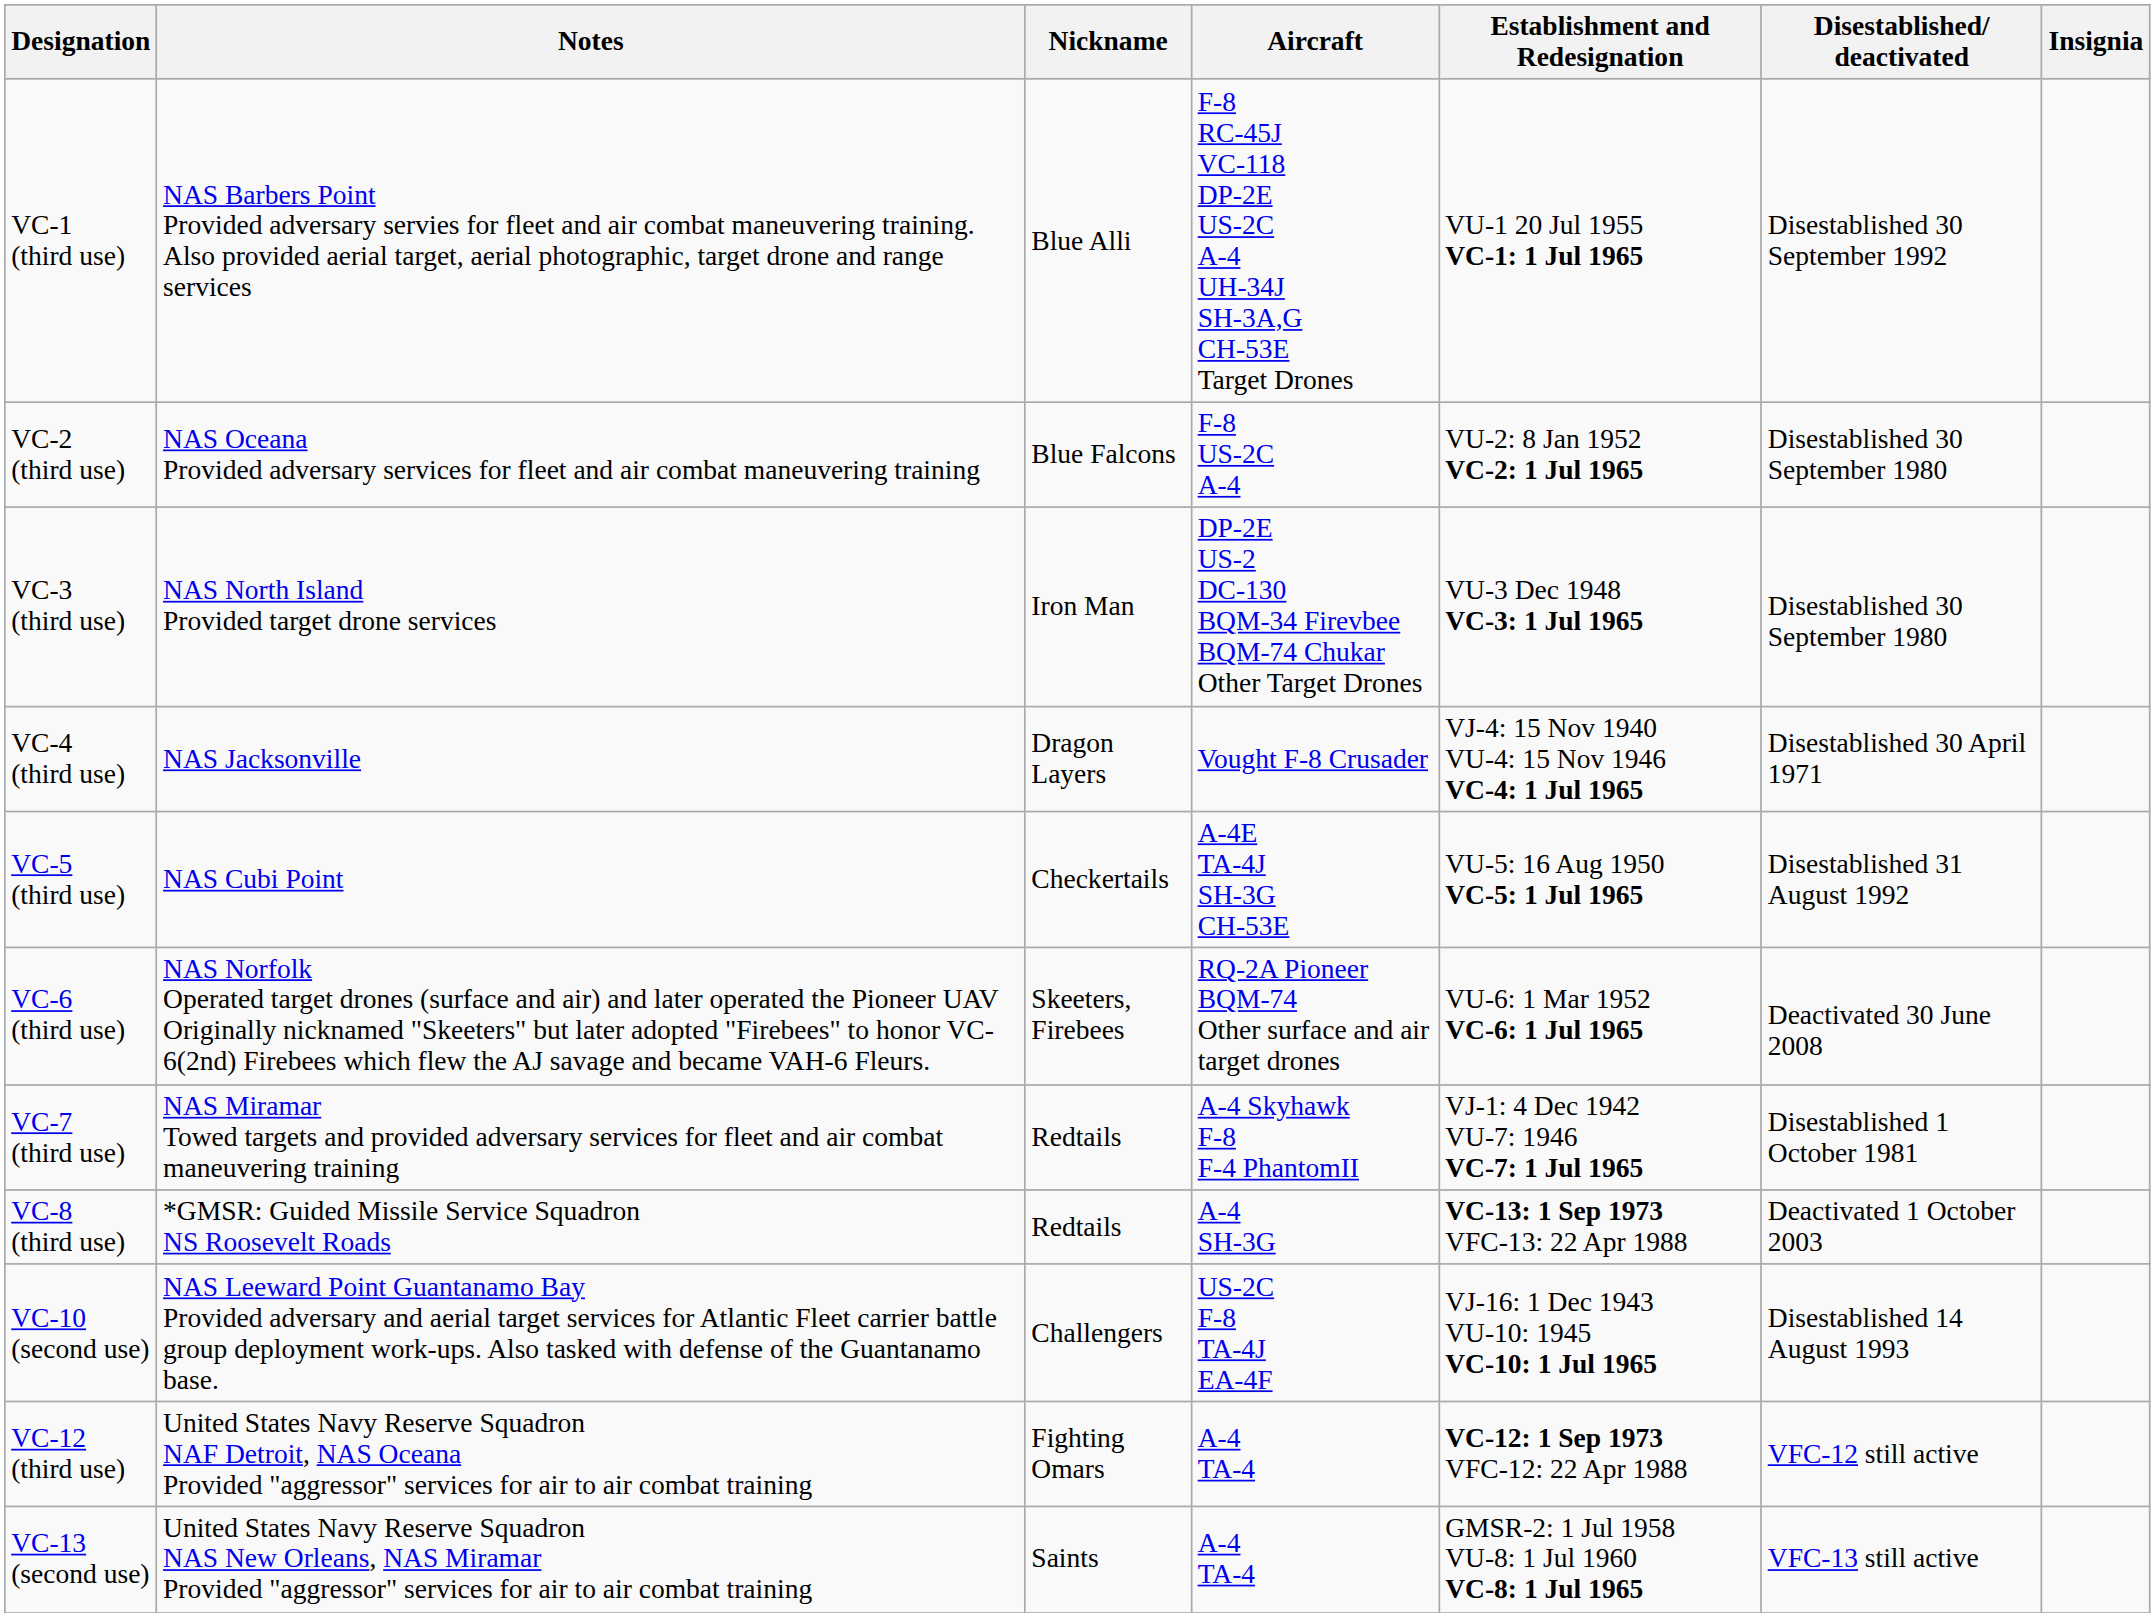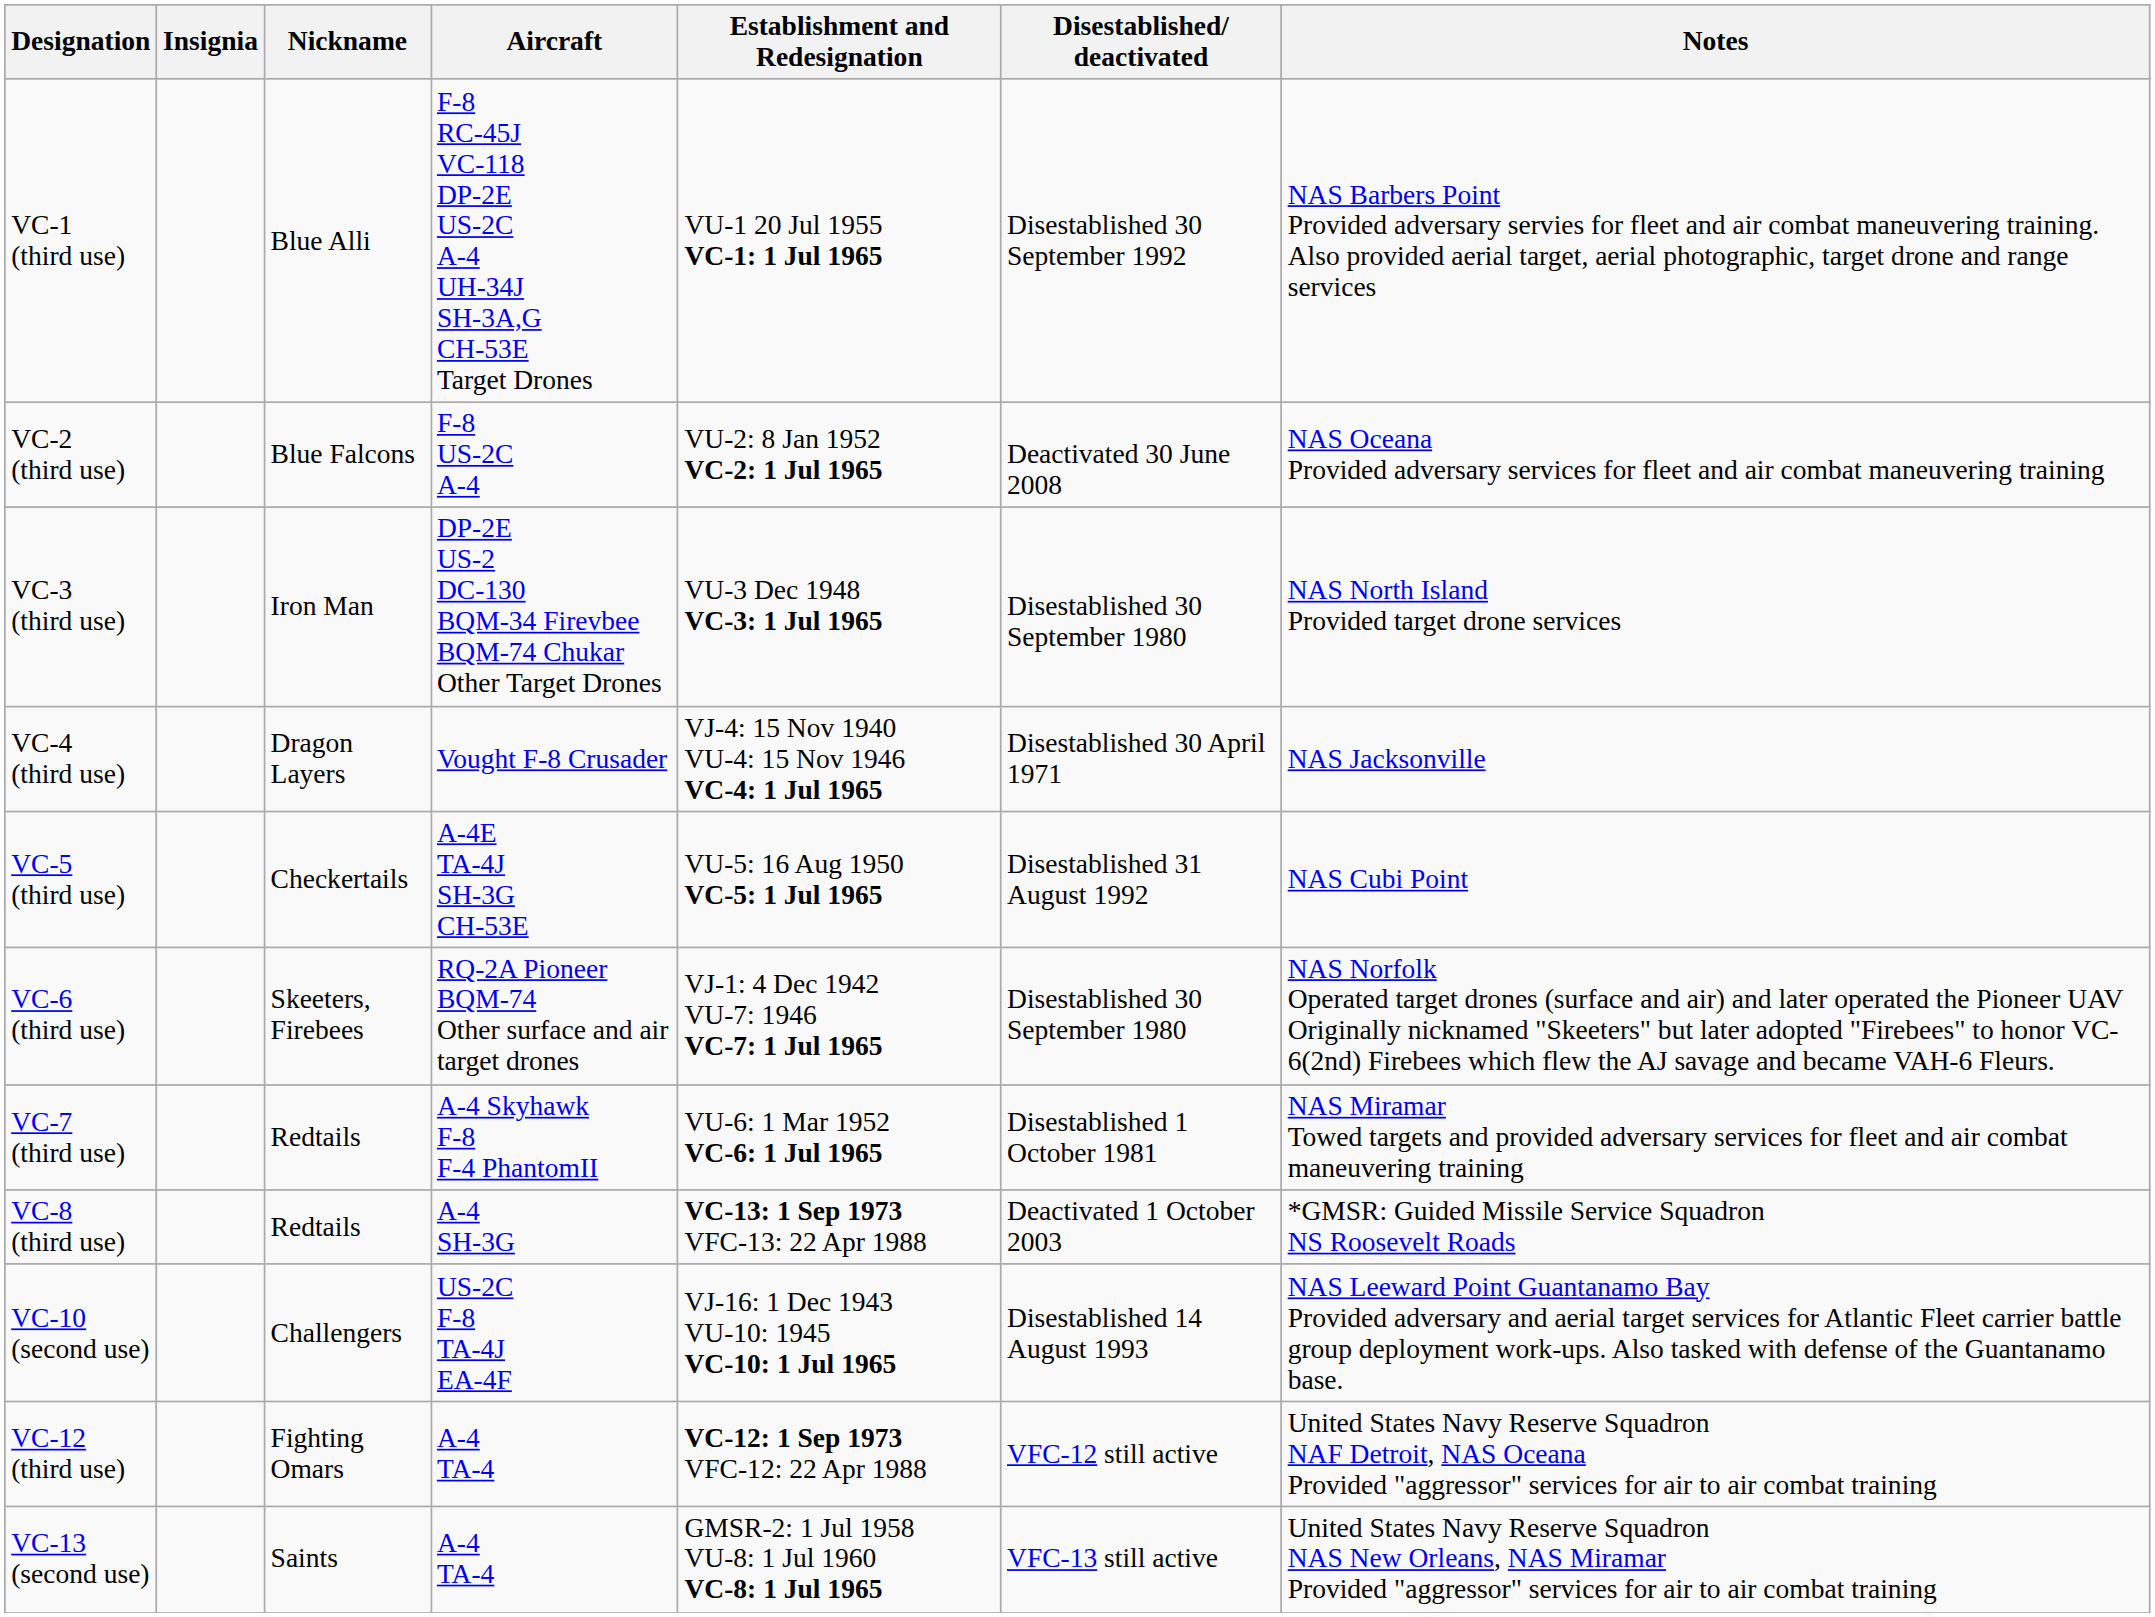columns swapped: (2096, 41) <-> (591, 41)
(1865, 454) Disestablished 30 September 1980 -> (1119, 469) Deactivated 30 June 2008
(1548, 1015) VU-6: 1 Mar 1952 VC-6: 1 Jul 1965 -> (783, 1015) VJ-1: 4 Dec 1942 VU-7: 1946 VC-7: 1 Jul 1965
(1879, 1031) Deactivated 30 June 2008 -> (1104, 1015) Disestablished 30 September 1980
(1544, 1136) VJ-1: 4 Dec 1942 VU-7: 1946 VC-7: 1 Jul 1965 -> (787, 1136) VU-6: 1 Mar 1952 VC-6: 1 Jul 1965
